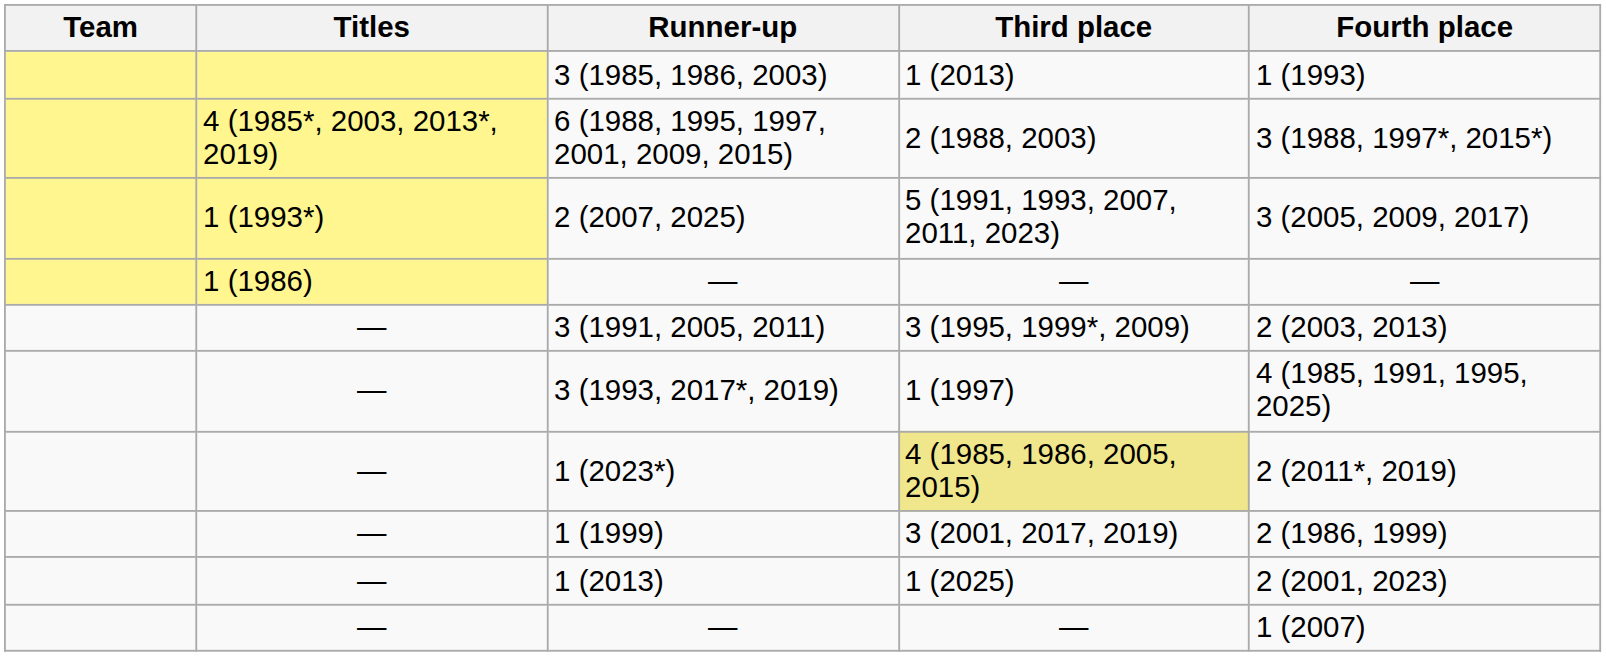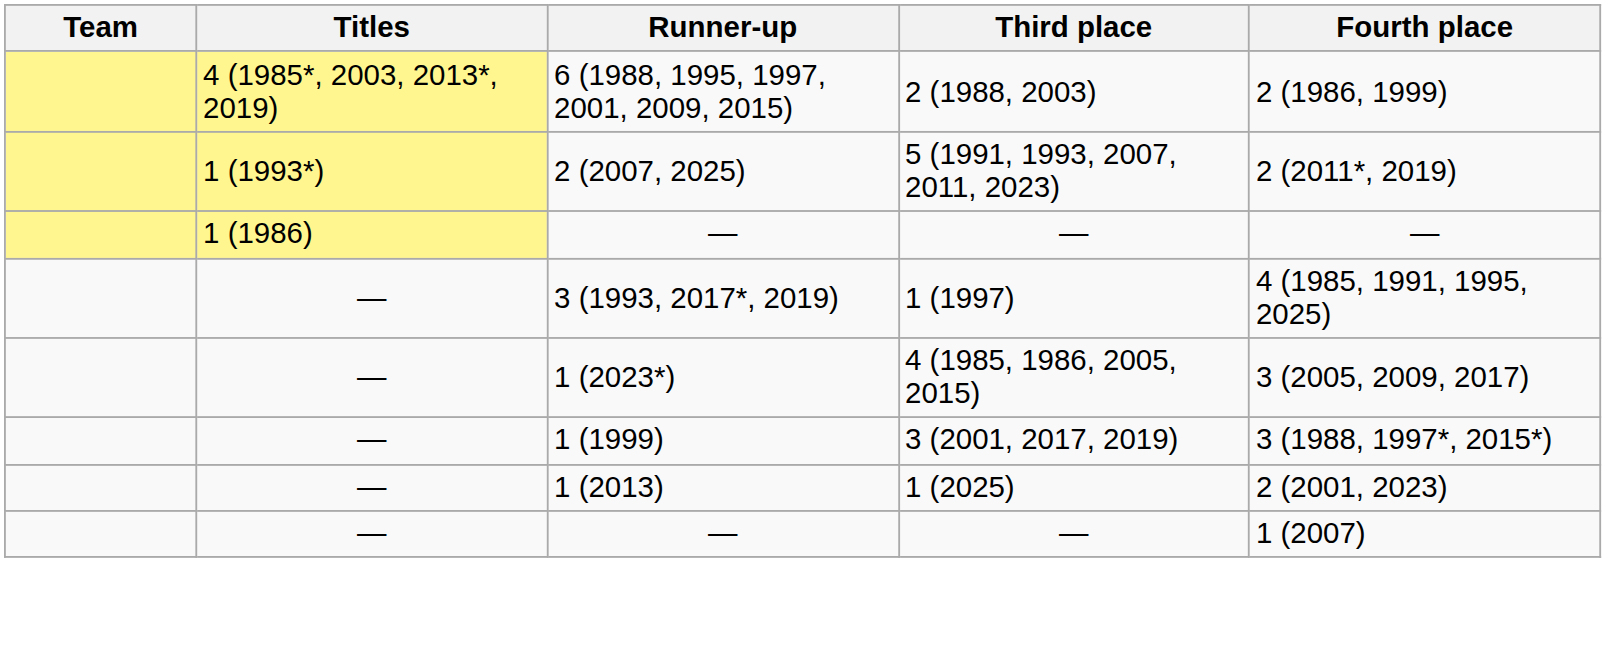- row: (372, 75)
(1404, 137) 3 (1988, 1997*, 2015*) -> (1352, 91) 2 (1986, 1999)
(1393, 217) 3 (2005, 2009, 2017) -> (1356, 170) 2 (2011*, 2019)
- row: (372, 327)
(1041, 470) khaki background -> (1041, 377) no background
(1356, 470) 2 (2011*, 2019) -> (1393, 377) 3 (2005, 2009, 2017)
(1352, 533) 2 (1986, 1999) -> (1404, 440) 3 (1988, 1997*, 2015*)
